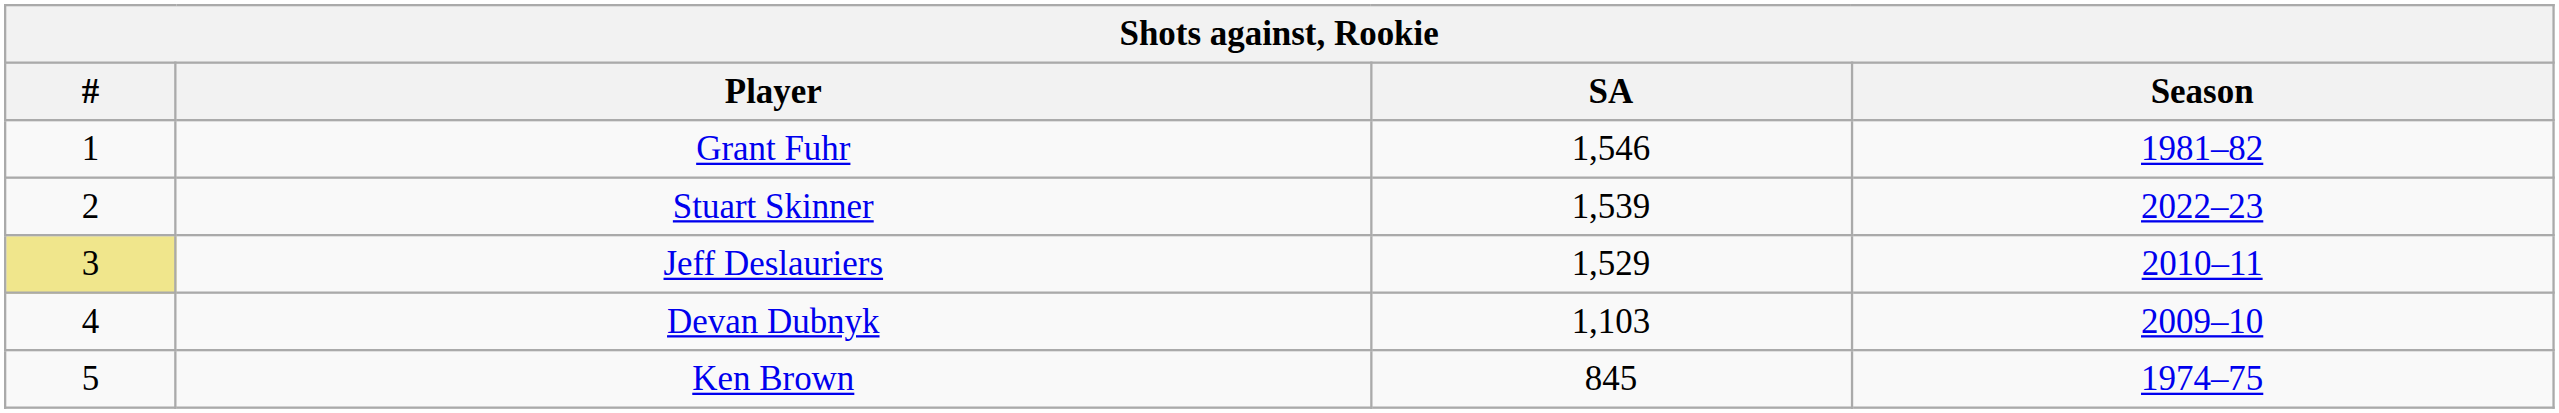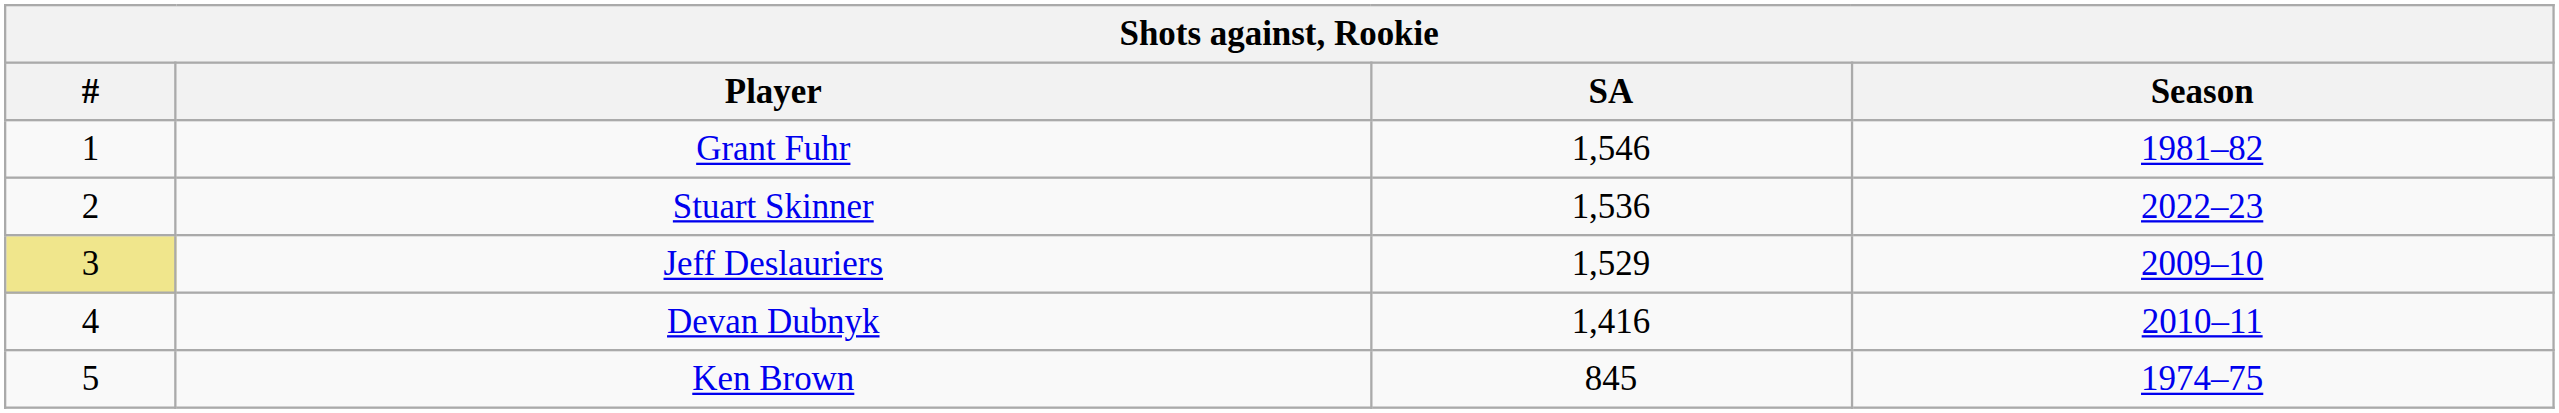(1611, 206) 1,539 -> (1611, 206) 1,536
(2202, 264) 2010–11 -> (2202, 264) 2009–10
(1611, 321) 1,103 -> (1611, 321) 1,416
(2202, 321) 2009–10 -> (2202, 321) 2010–11
